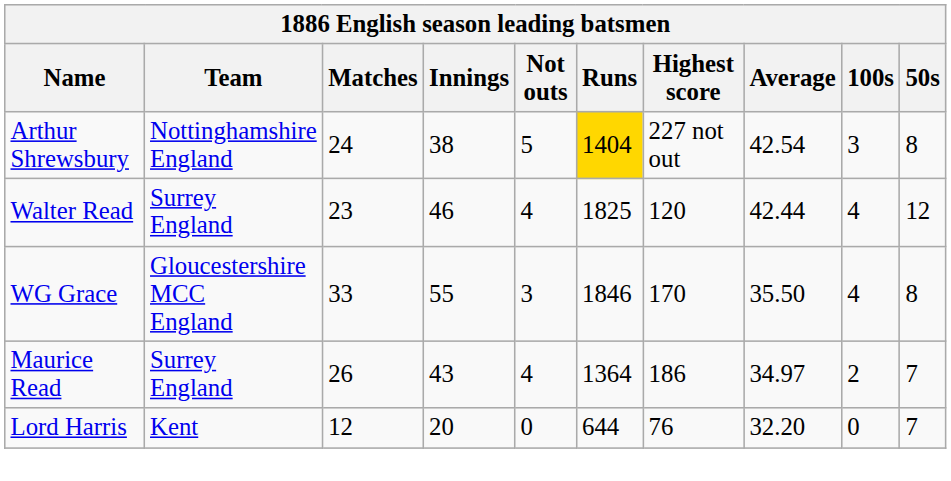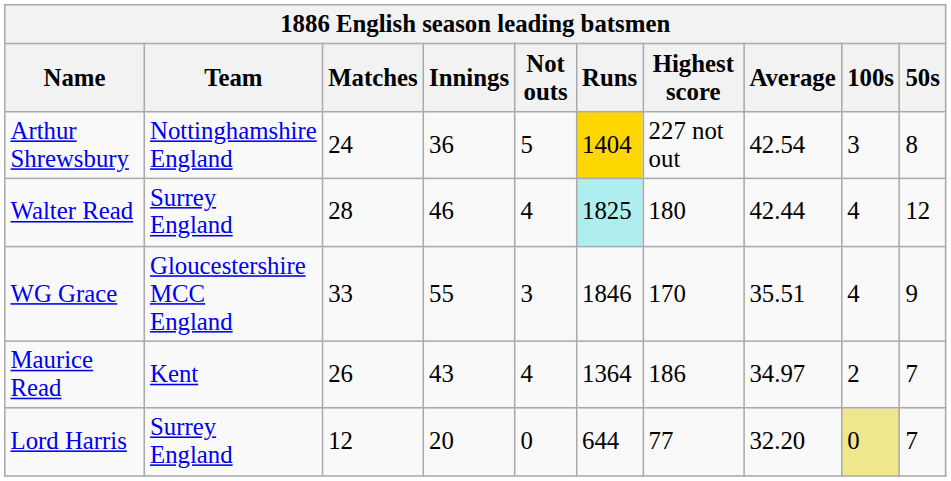(442, 144) 38 -> (442, 144) 36
(341, 211) 23 -> (341, 211) 28
(607, 211) no background -> (607, 211) paleturquoise background
(667, 211) 120 -> (667, 211) 180
(777, 293) 35.50 -> (777, 293) 35.51
(912, 293) 8 -> (912, 293) 9
(191, 374) Surrey England -> (174, 374) Kent
(174, 427) Kent -> (191, 441) Surrey England
(661, 427) 76 -> (661, 441) 77
(853, 427) no background -> (853, 441) khaki background
